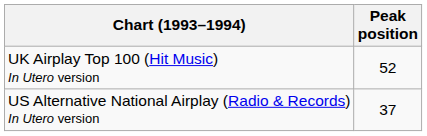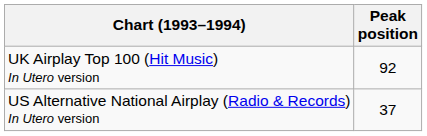(388, 67) 52 -> (388, 67) 92
